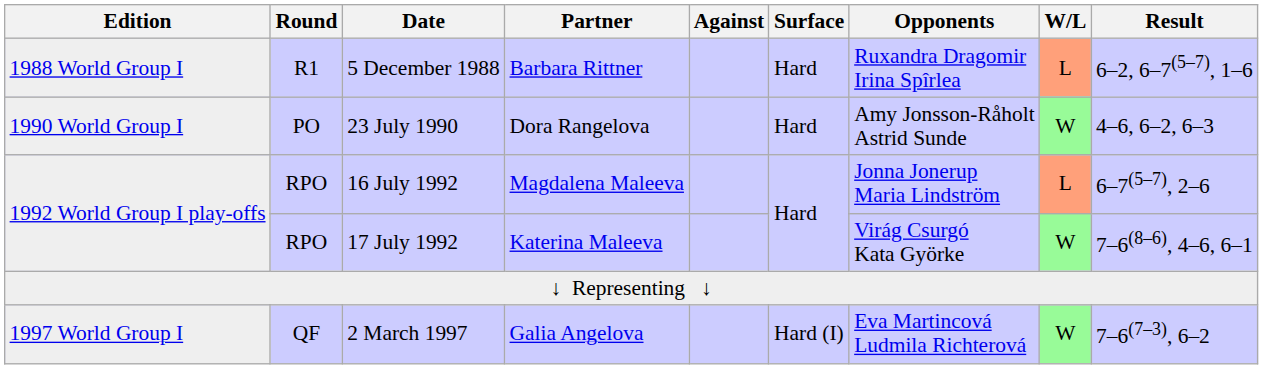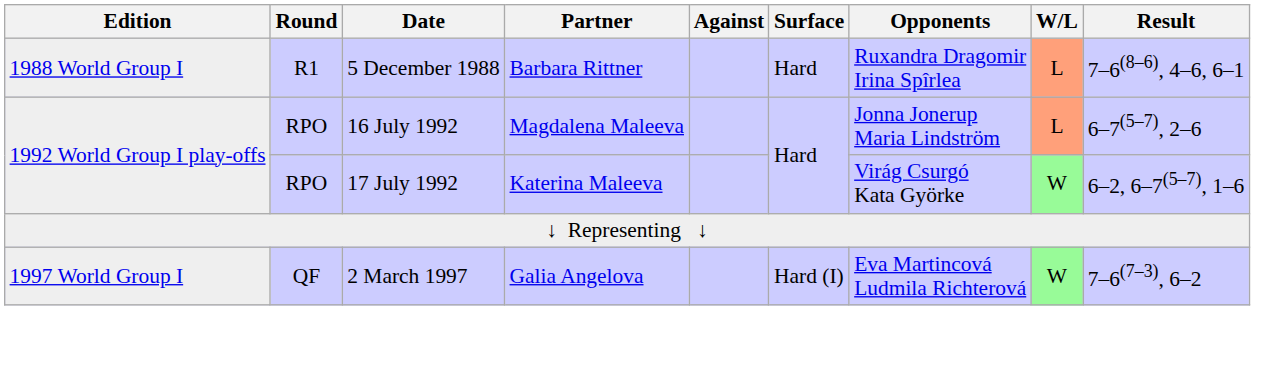(1174, 67) 6–2, 6–7(5–7), 1–6 -> (1166, 67) 7–6(8–6), 4–6, 6–1
- row: (403, 125)
(1174, 241) 7–6(8–6), 4–6, 6–1 -> (1166, 183) 6–2, 6–7(5–7), 1–6
